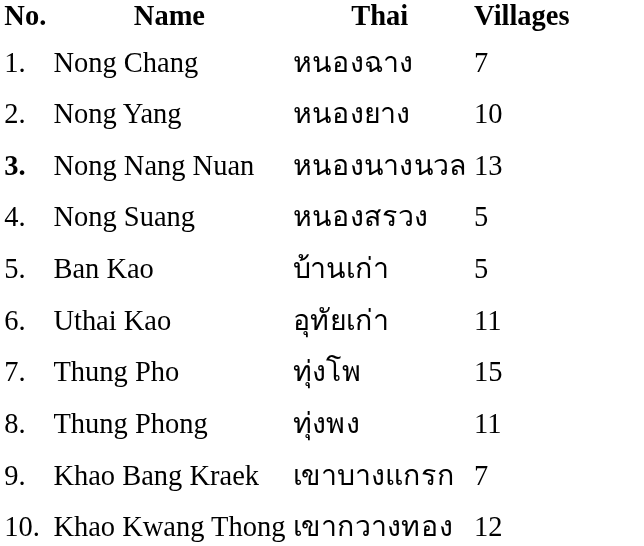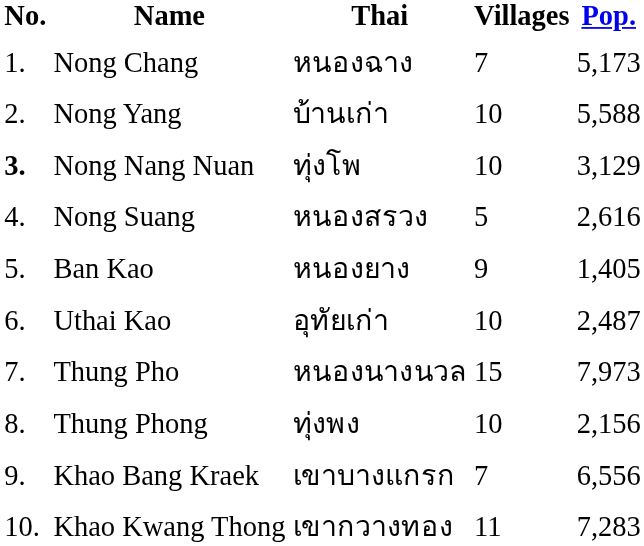+ column: (609, 15)
(351, 113) หนองยาง -> (341, 113) บ้านเก่า
(380, 165) หนองนางนวล -> (327, 165) ทุ่งโพ
(488, 164) 13 -> (488, 164) 10
(341, 268) บ้านเก่า -> (351, 268) หนองยาง
(481, 267) 5 -> (481, 267) 9
(488, 319) 11 -> (488, 319) 10
(327, 371) ทุ่งโพ -> (380, 371) หนองนางนวล
(488, 422) 11 -> (488, 422) 10
(488, 525) 12 -> (488, 525) 11
